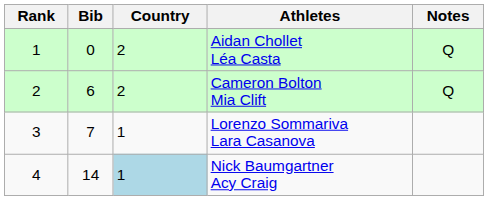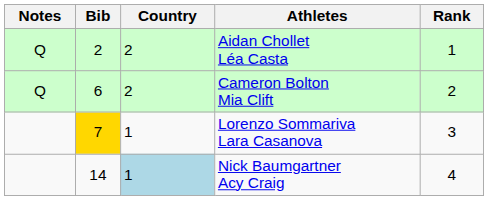columns swapped: (36, 16) <-> (448, 16)
(91, 49) 0 -> (98, 49) 2
(91, 132) no background -> (98, 132) gold background
